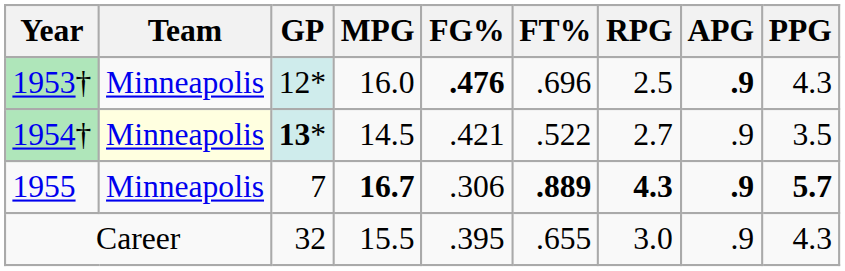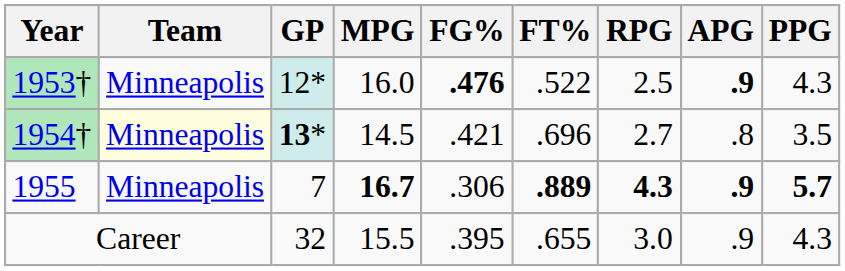(564, 82) .696 -> (564, 82) .522
(564, 135) .522 -> (564, 135) .696
(742, 135) .9 -> (742, 135) .8
